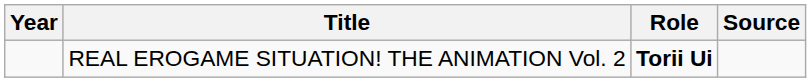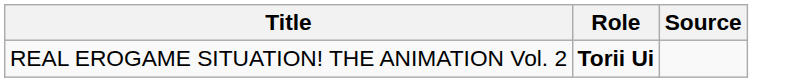- column: (34, 22)
